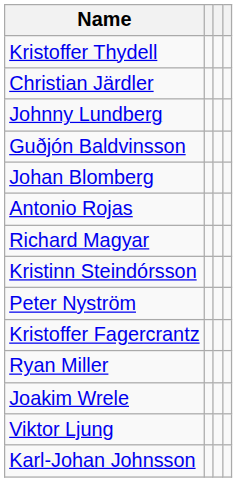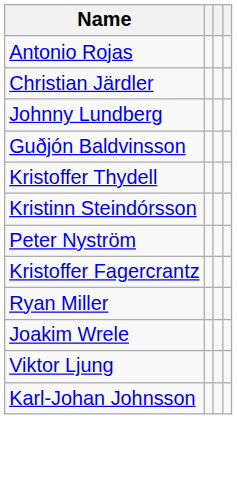rows swapped: (71, 209) <-> (83, 51)
- row: (81, 177)
- row: (79, 240)
